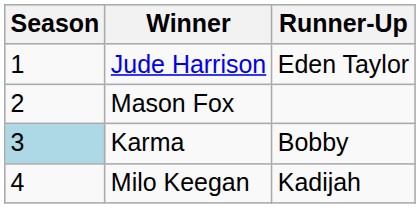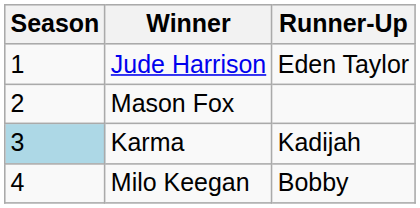(313, 143) Bobby -> (319, 143) Kadijah
(319, 182) Kadijah -> (313, 182) Bobby
